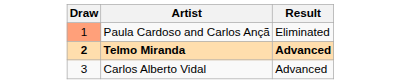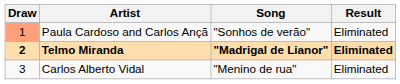+ column: (271, 13)
(303, 50) Advanced -> (363, 50) Eliminated
(301, 69) Advanced -> (361, 69) Eliminated
